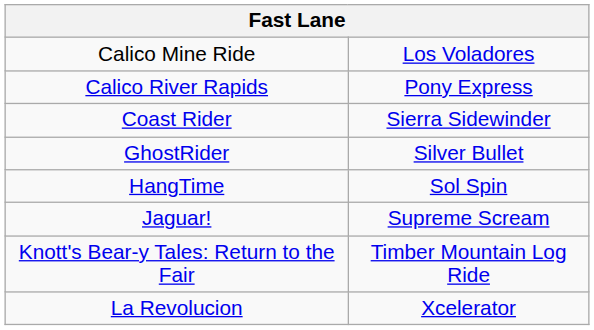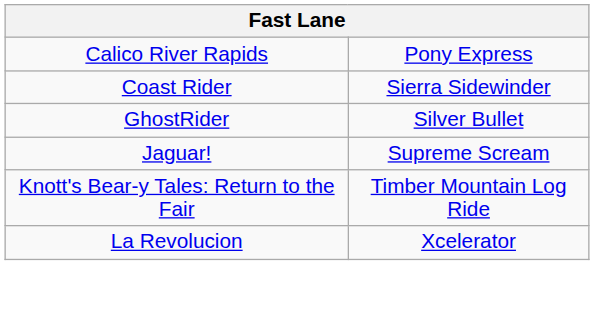- row: (177, 53)
- row: (177, 185)
